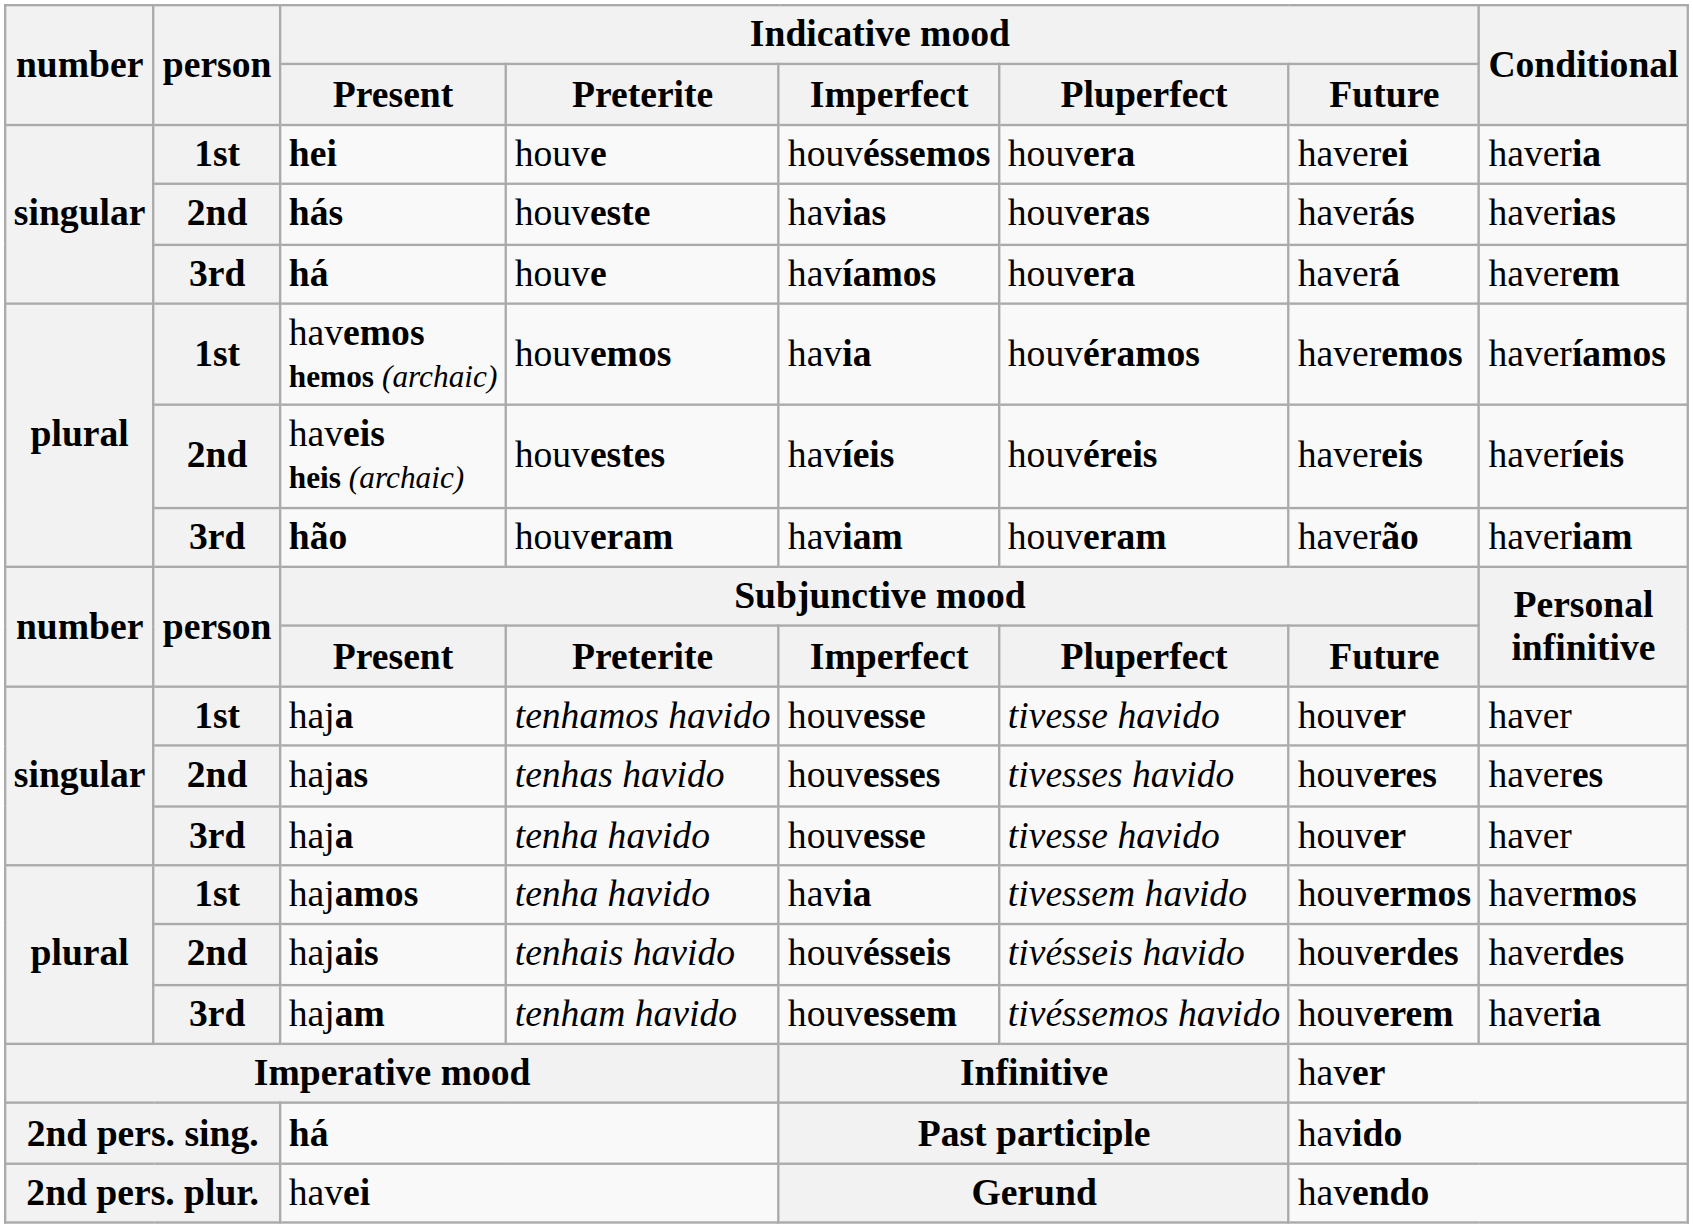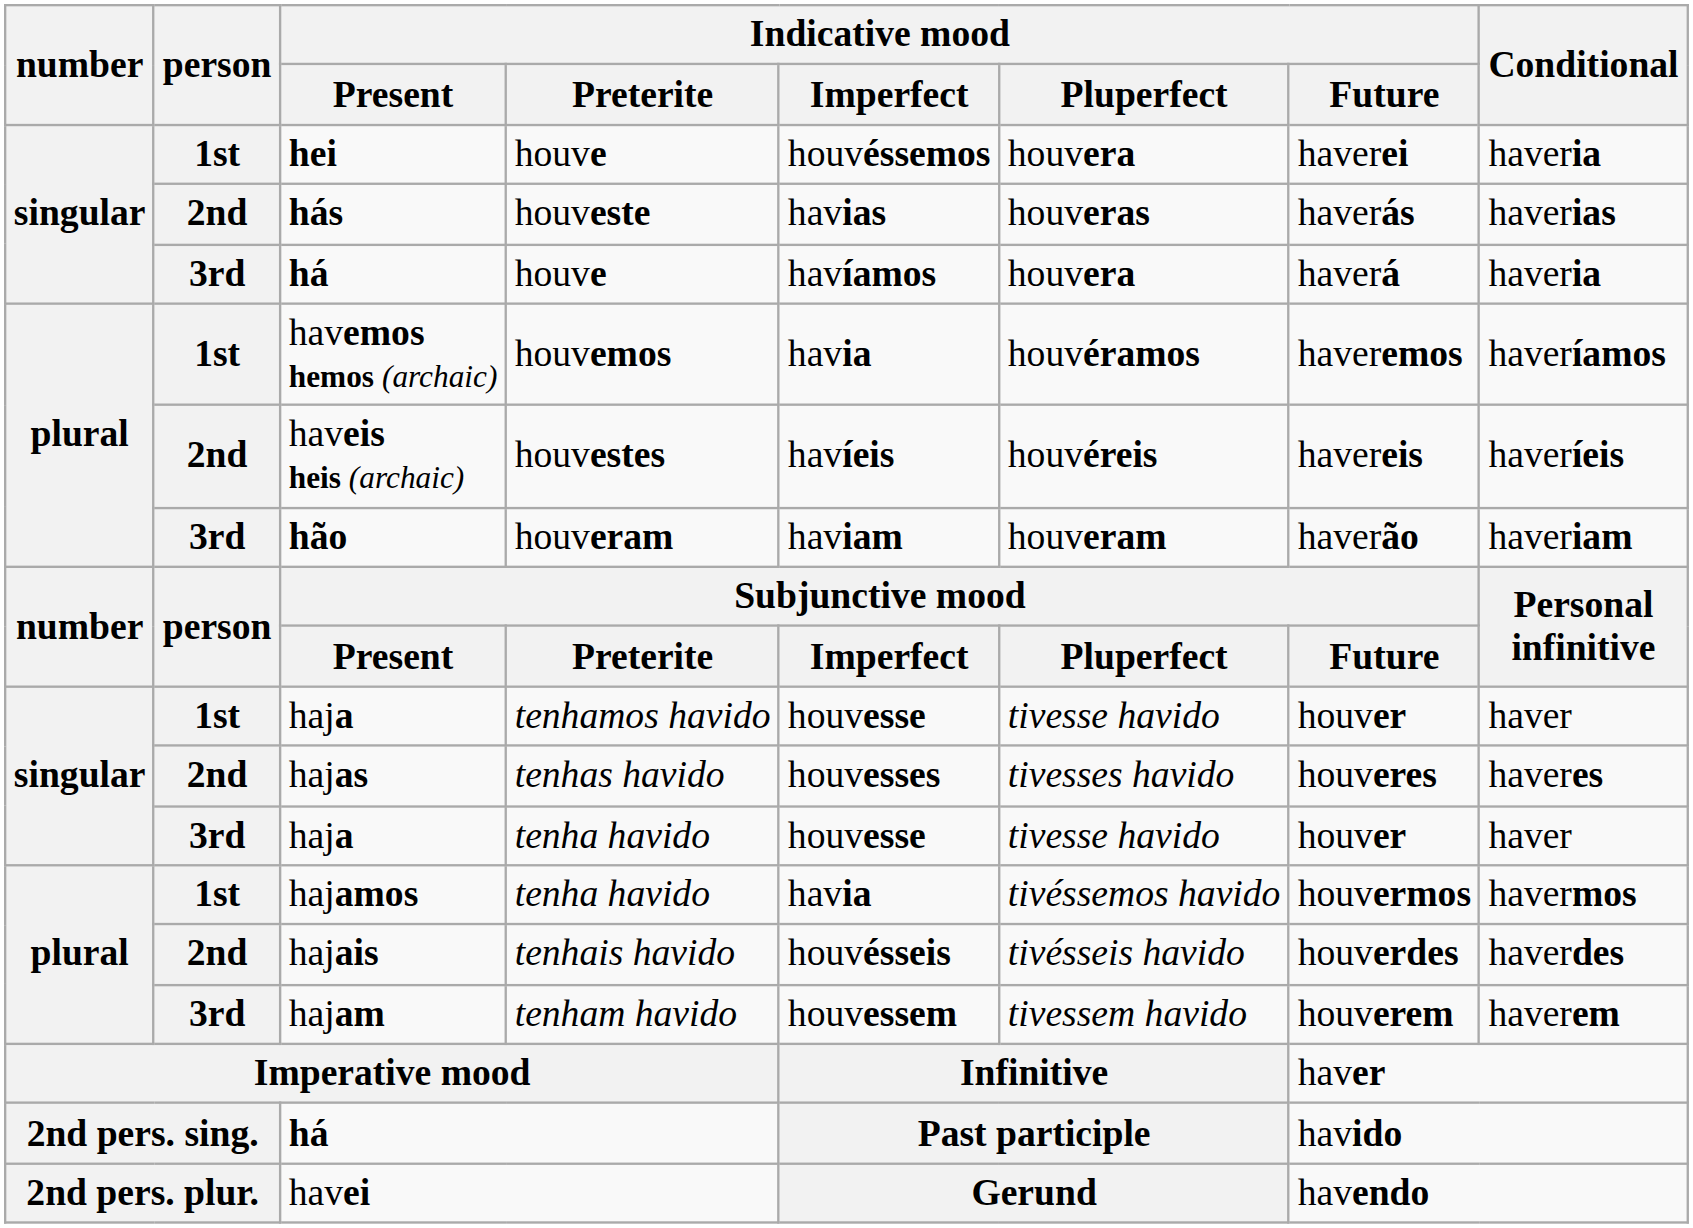(1554, 272) haverem -> (1545, 272) haveria
(1127, 894) tivessem havido -> (1144, 894) tivéssemos havido
(1144, 1013) tivéssemos havido -> (1127, 1013) tivessem havido
(1545, 1013) haveria -> (1554, 1013) haverem
